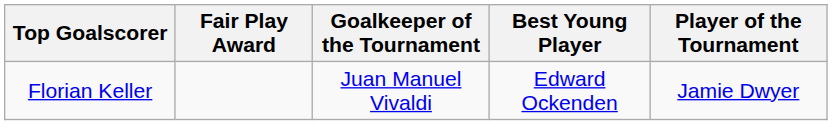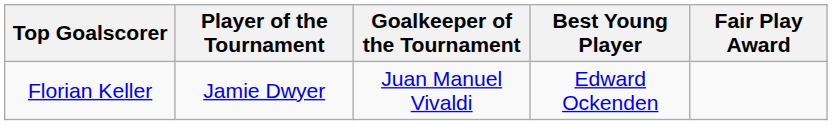columns swapped: (738, 33) <-> (244, 33)
